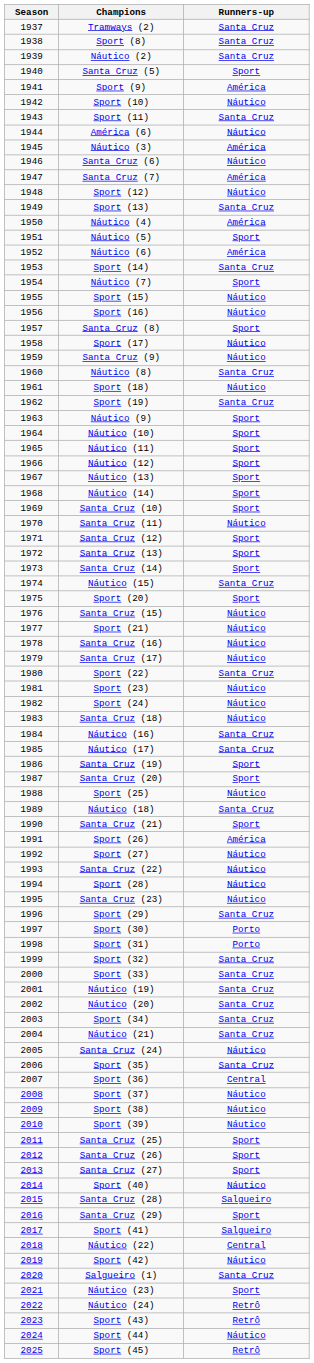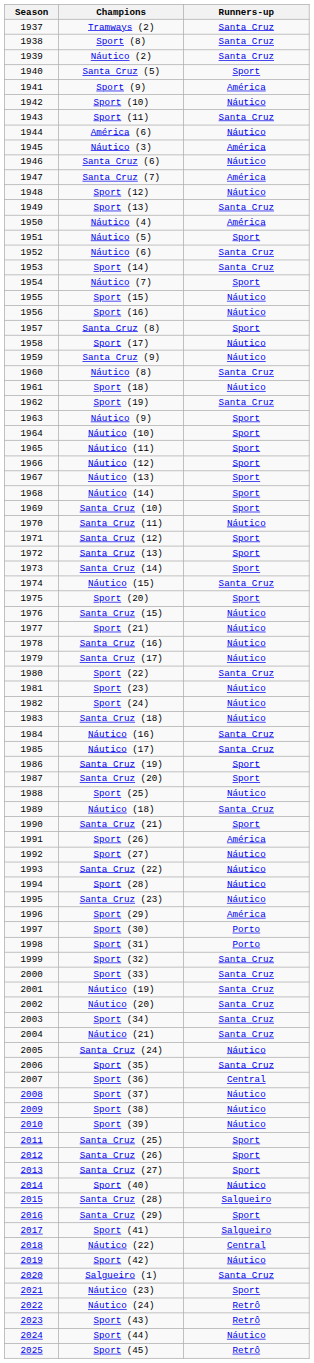(246, 253) América -> (246, 253) Santa Cruz
(246, 914) Santa Cruz -> (246, 914) América
